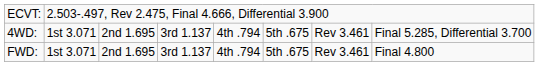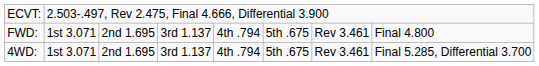rows swapped: (22, 52) <-> (22, 33)
